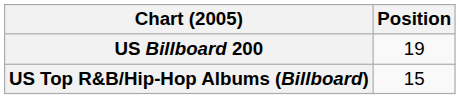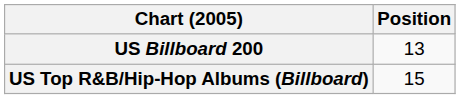(414, 49) 19 -> (414, 49) 13
